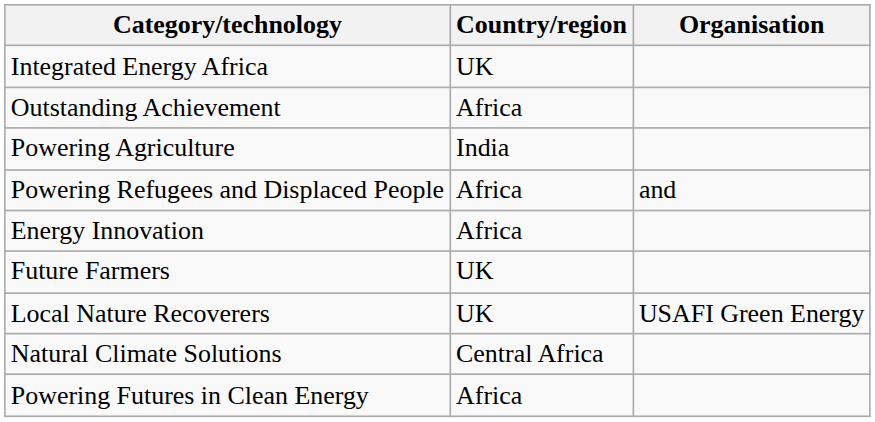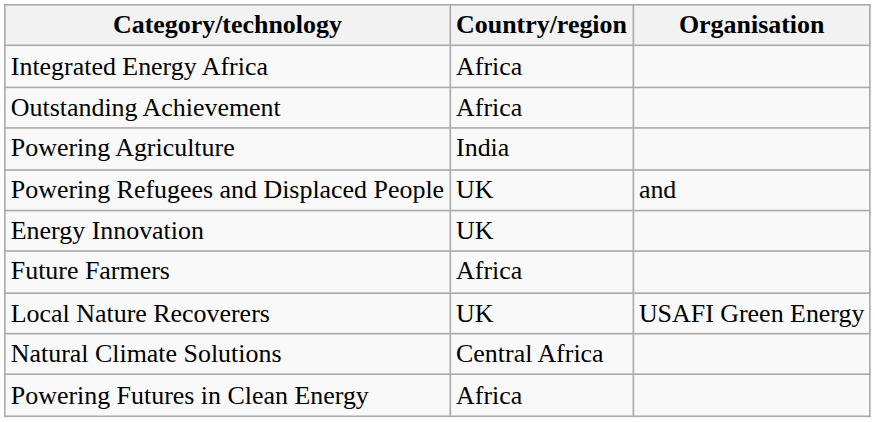(475, 66) UK -> (489, 66) Africa
(489, 189) Africa -> (475, 189) UK
(489, 230) Africa -> (475, 230) UK
(475, 271) UK -> (489, 271) Africa
